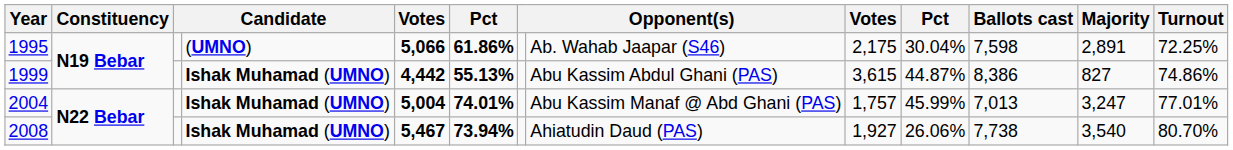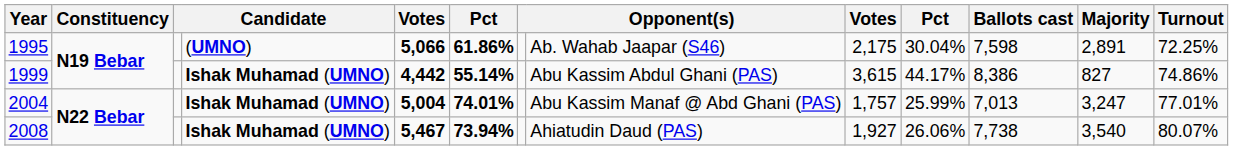(484, 75) 55.13% -> (484, 75) 55.14%
(935, 75) 44.87% -> (935, 75) 44.17%
(935, 103) 45.99% -> (935, 103) 25.99%
(1188, 131) 80.70% -> (1188, 131) 80.07%
